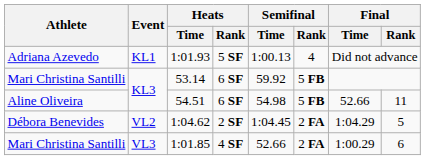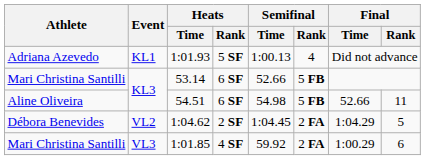(271, 79) 59.92 -> (271, 79) 52.66
(271, 144) 52.66 -> (271, 144) 59.92
